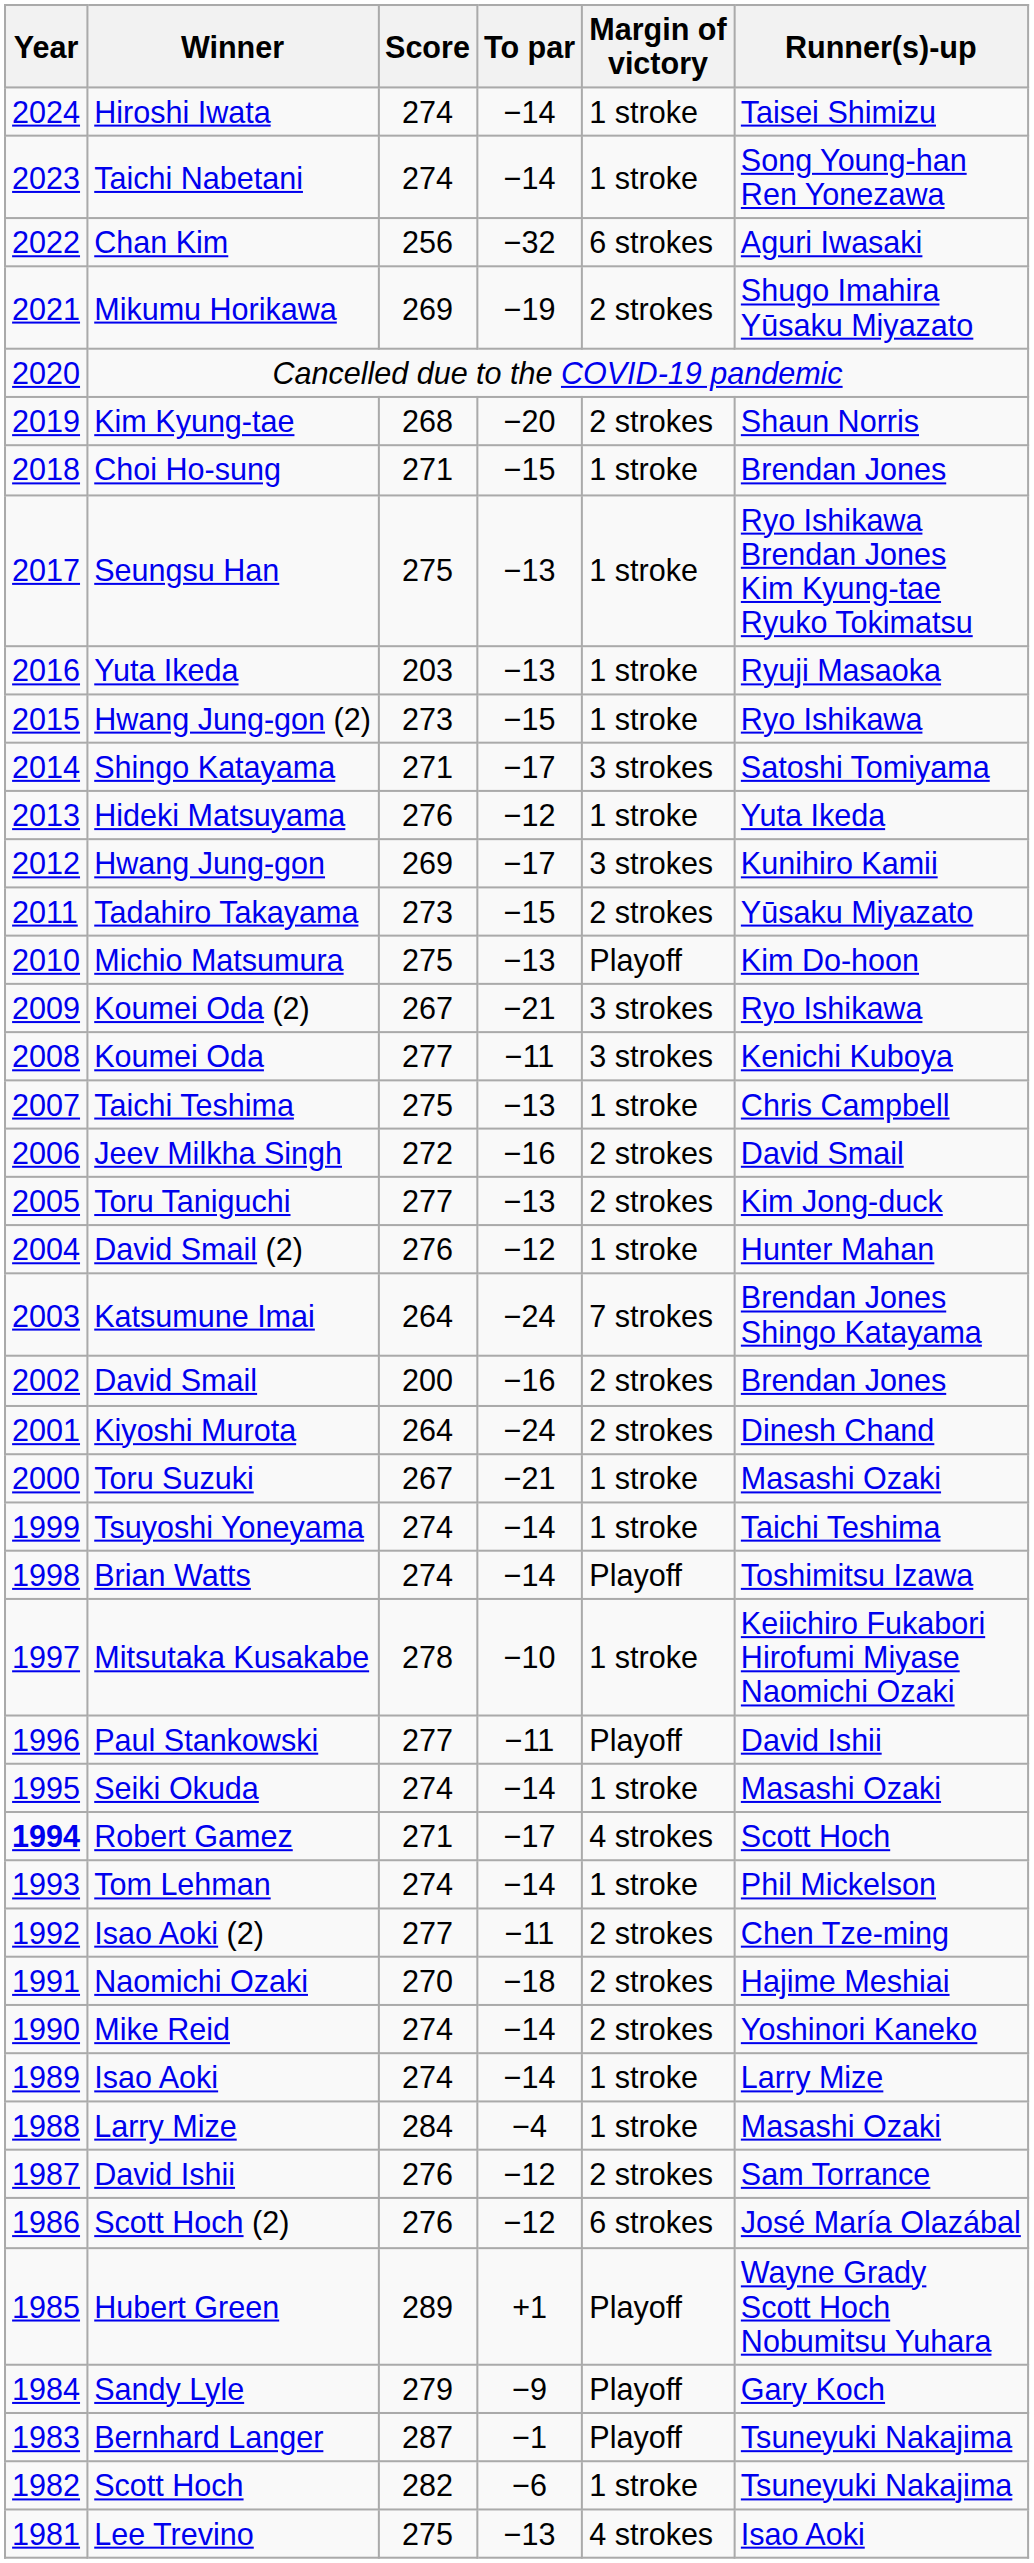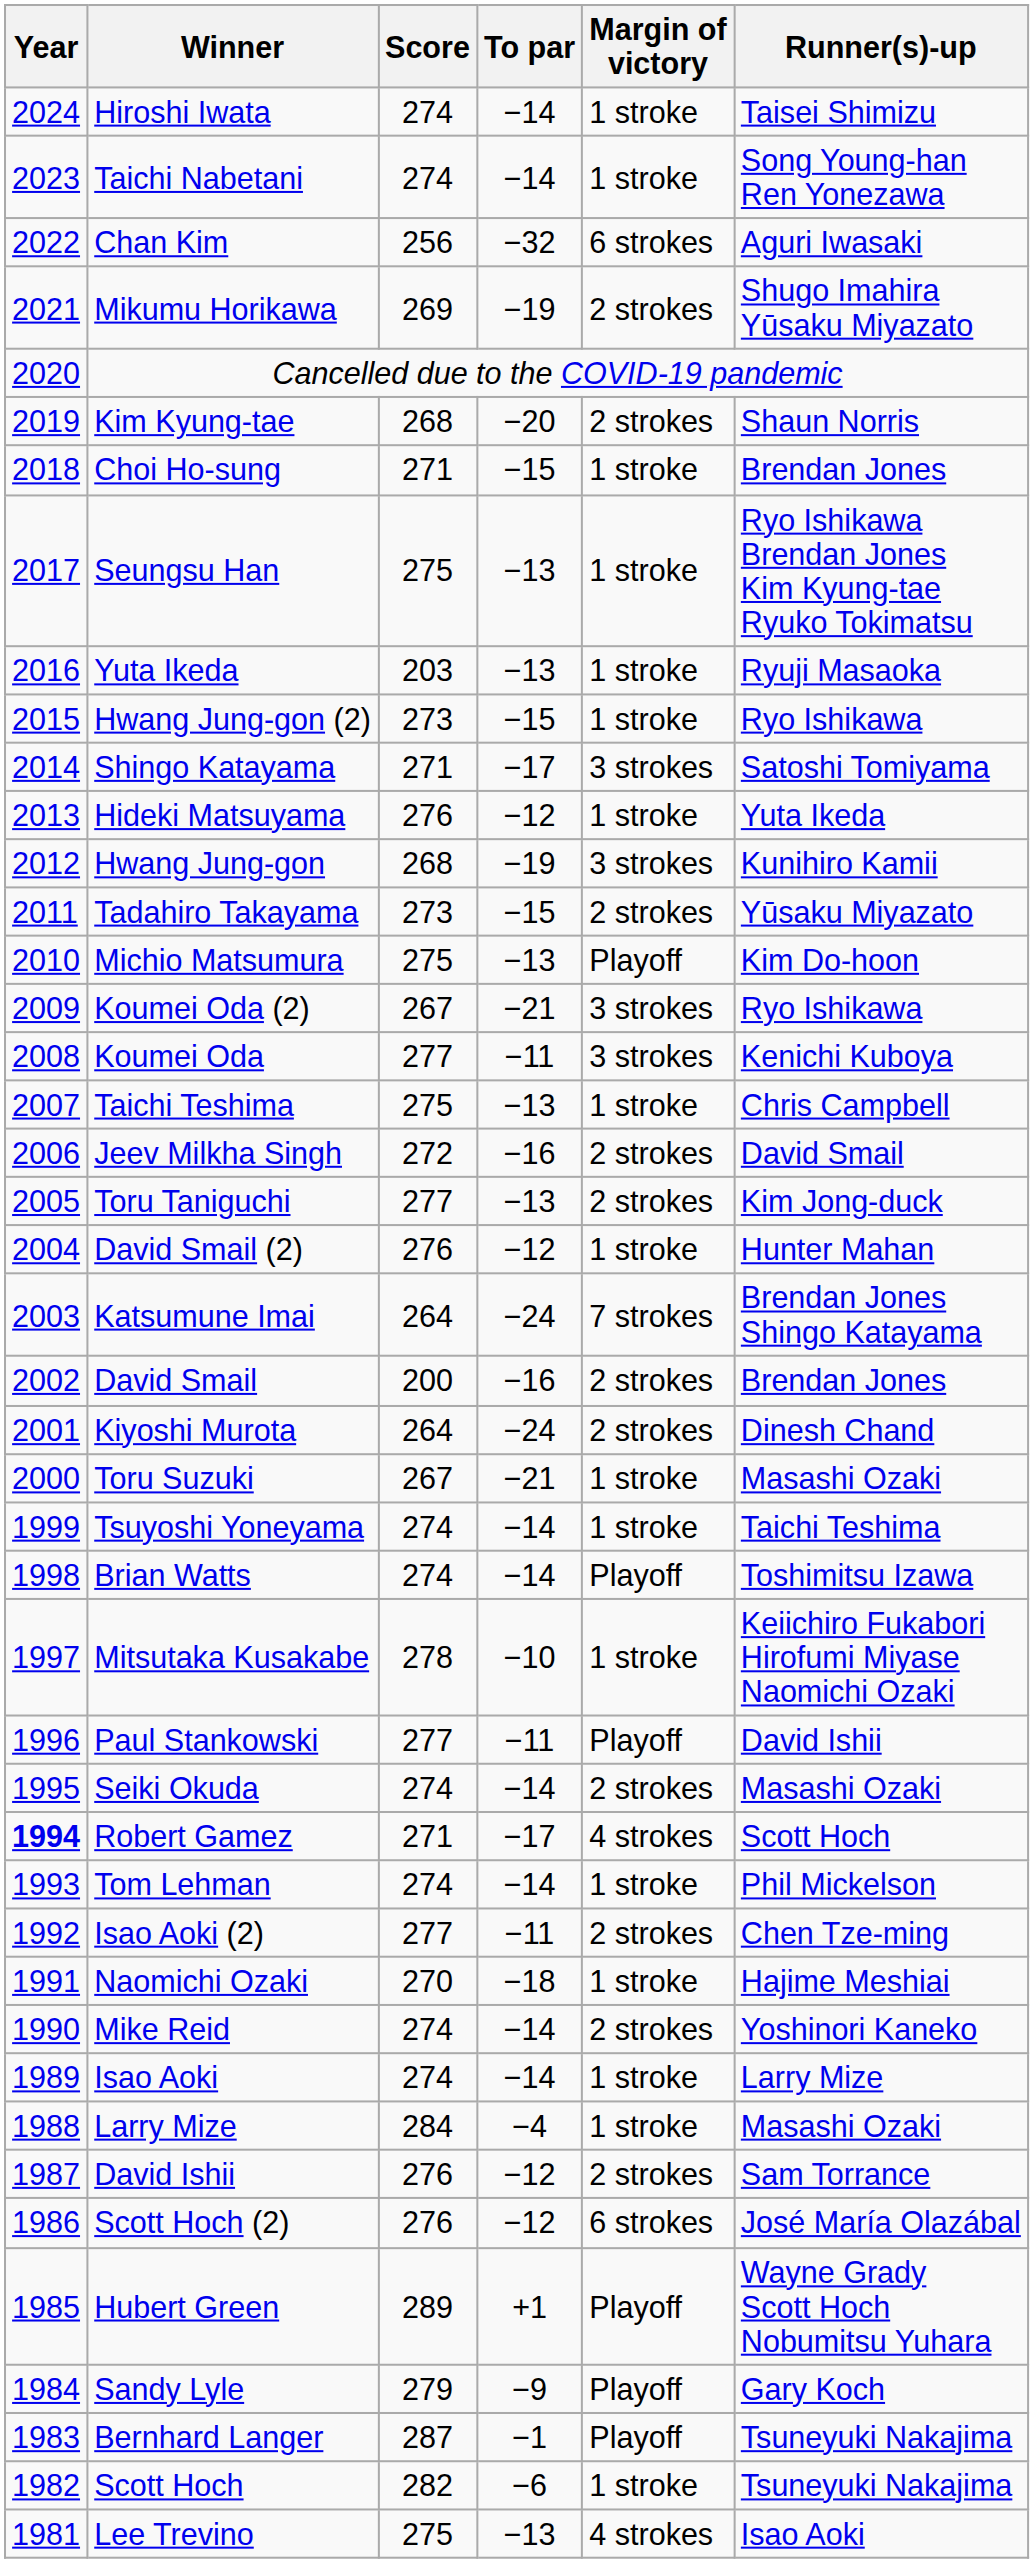(427, 863) 269 -> (427, 863) 268
(530, 863) −17 -> (530, 863) −19
(644, 1788) 1 stroke -> (651, 1788) 2 strokes
(651, 1981) 2 strokes -> (644, 1981) 1 stroke
